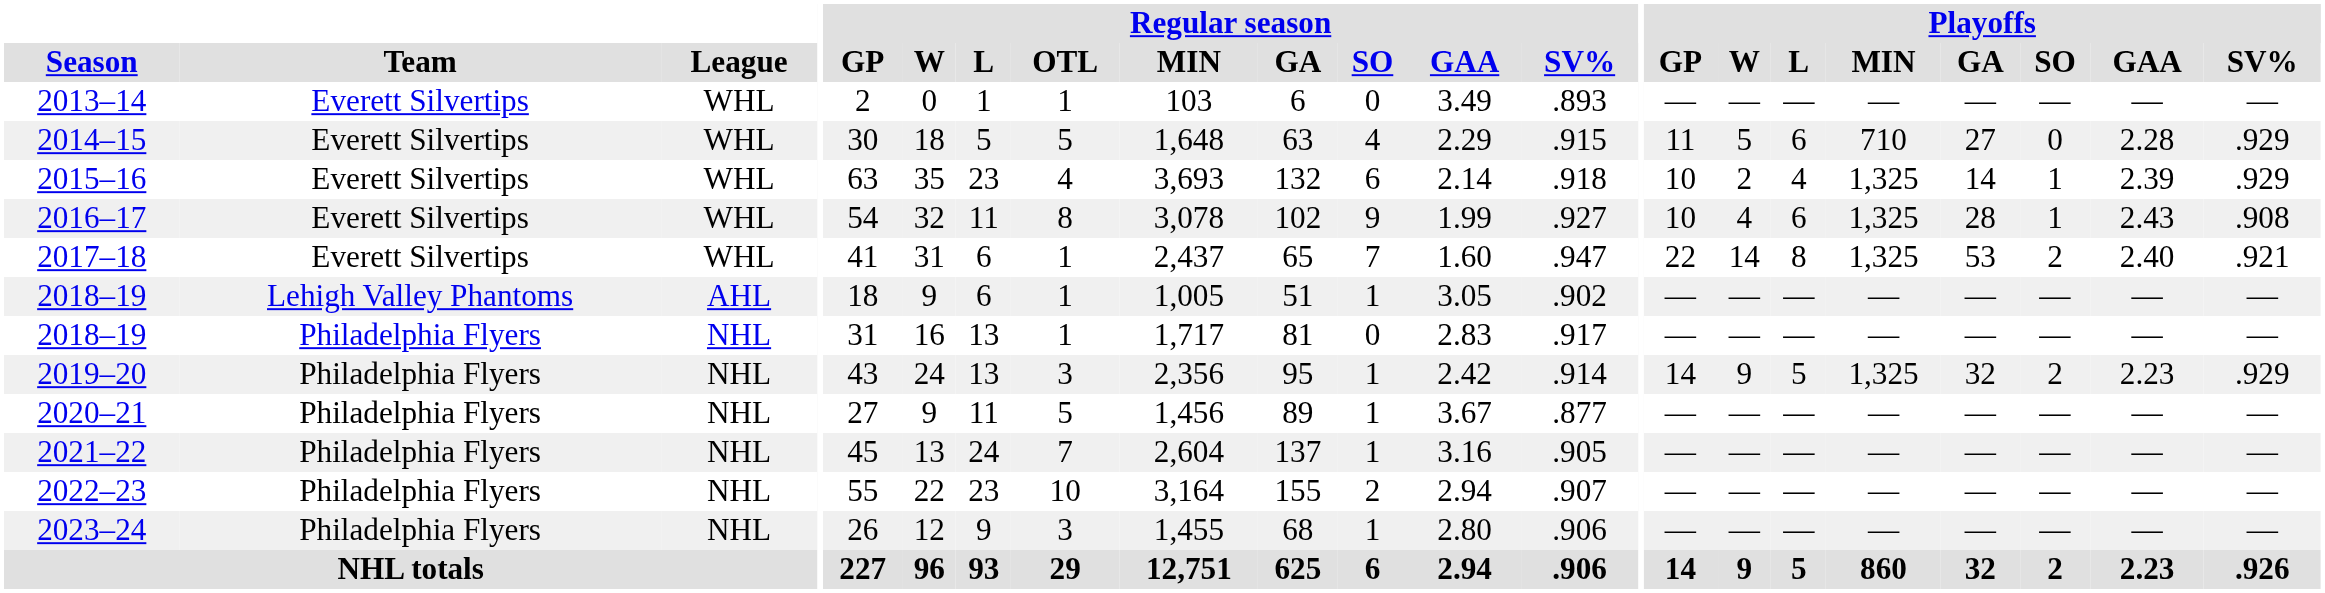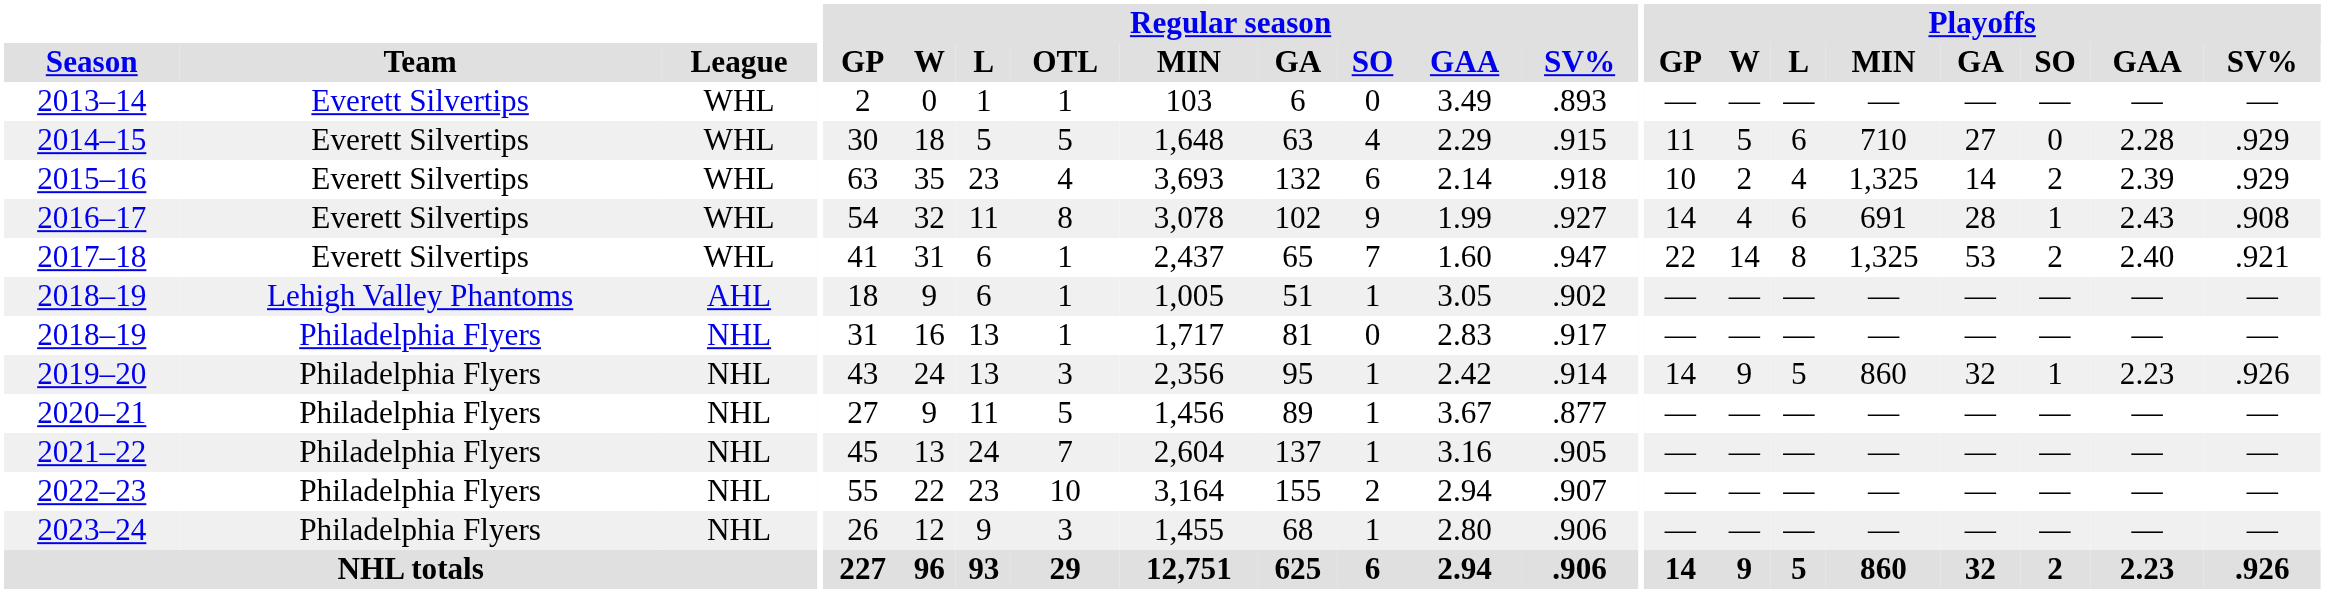(2055, 179) 1 -> (2055, 179) 2
(1680, 218) 10 -> (1680, 218) 14
(1883, 218) 1,325 -> (1883, 218) 691
(1883, 374) 1,325 -> (1883, 374) 860
(2055, 374) 2 -> (2055, 374) 1
(2262, 374) .929 -> (2262, 374) .926
